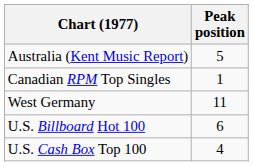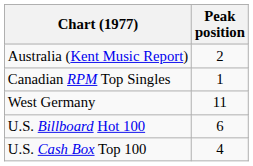(220, 56) 5 -> (220, 56) 2
